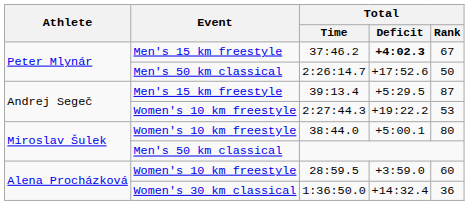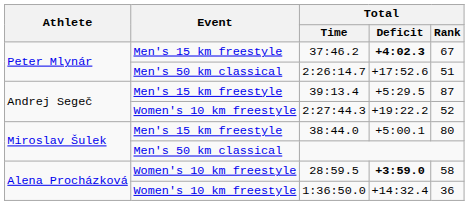(447, 71) 50 -> (447, 71) 51
(447, 111) 53 -> (447, 111) 52
(215, 131) Women's 10 km freestyle -> (208, 131) Men's 15 km freestyle
(400, 171) normal -> (400, 171) bold
(447, 171) 60 -> (447, 171) 58
(215, 191) Women's 30 km classical -> (215, 191) Women's 10 km freestyle
